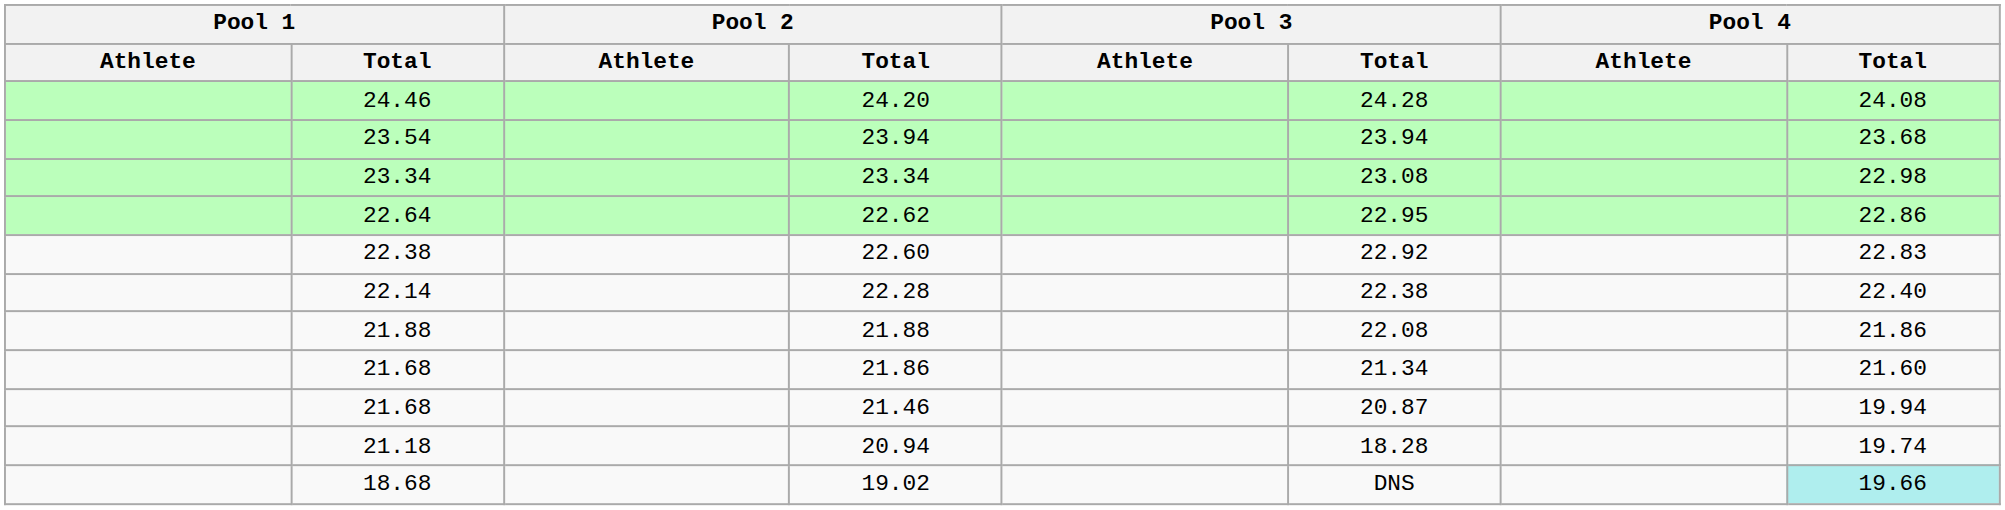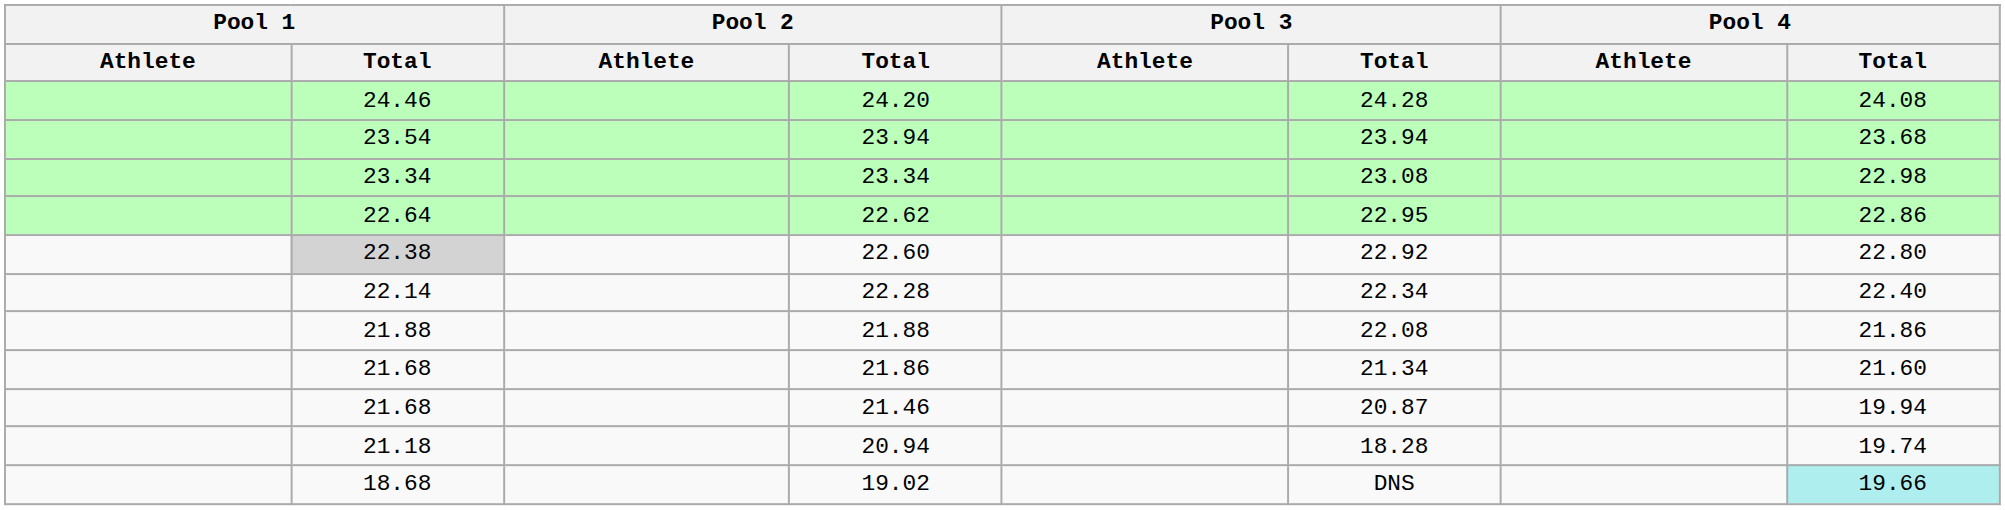(397, 254) no background -> (397, 254) lightgrey background
(1893, 254) 22.83 -> (1893, 254) 22.80
(1394, 292) 22.38 -> (1394, 292) 22.34
